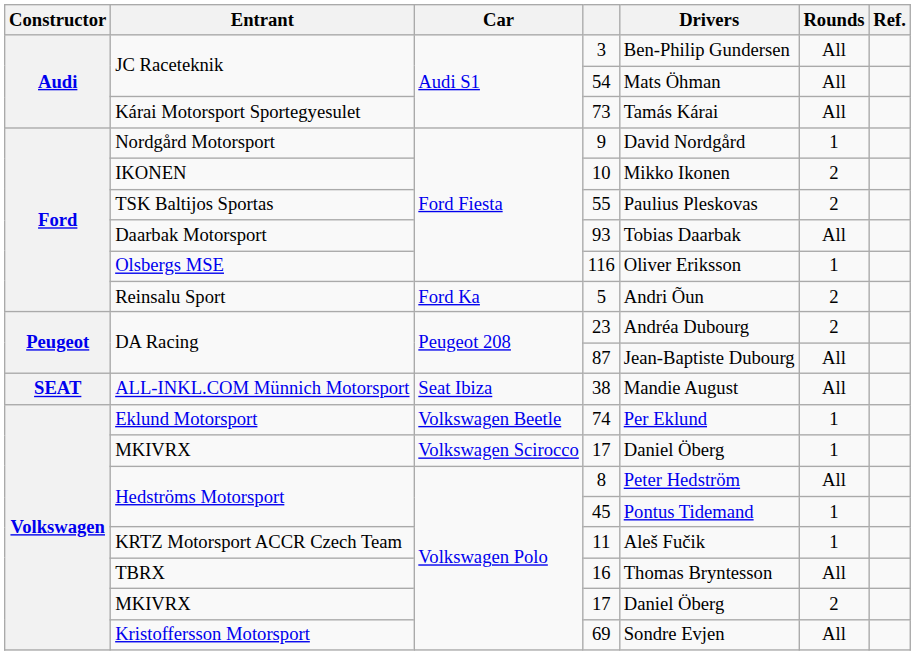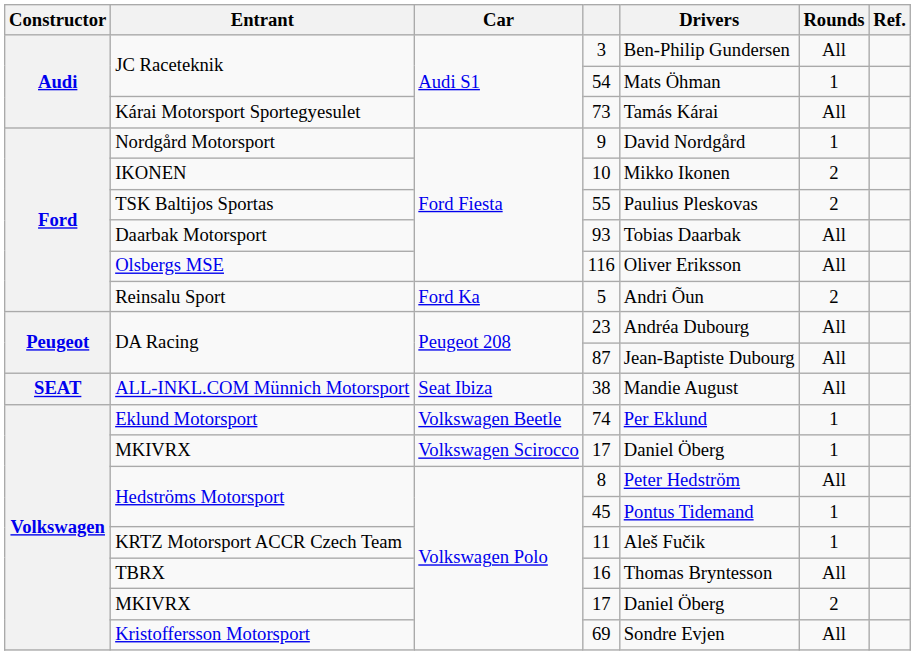(834, 80) All -> (834, 80) 1
(834, 265) 1 -> (834, 265) All
(834, 326) 2 -> (834, 326) All
